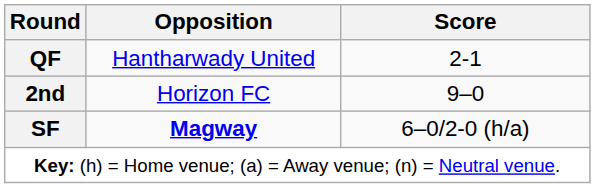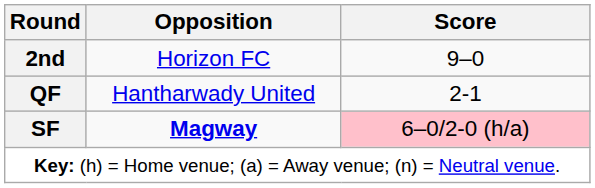rows swapped: (45, 93) <-> (45, 57)
(465, 128) no background -> (465, 128) pink background
